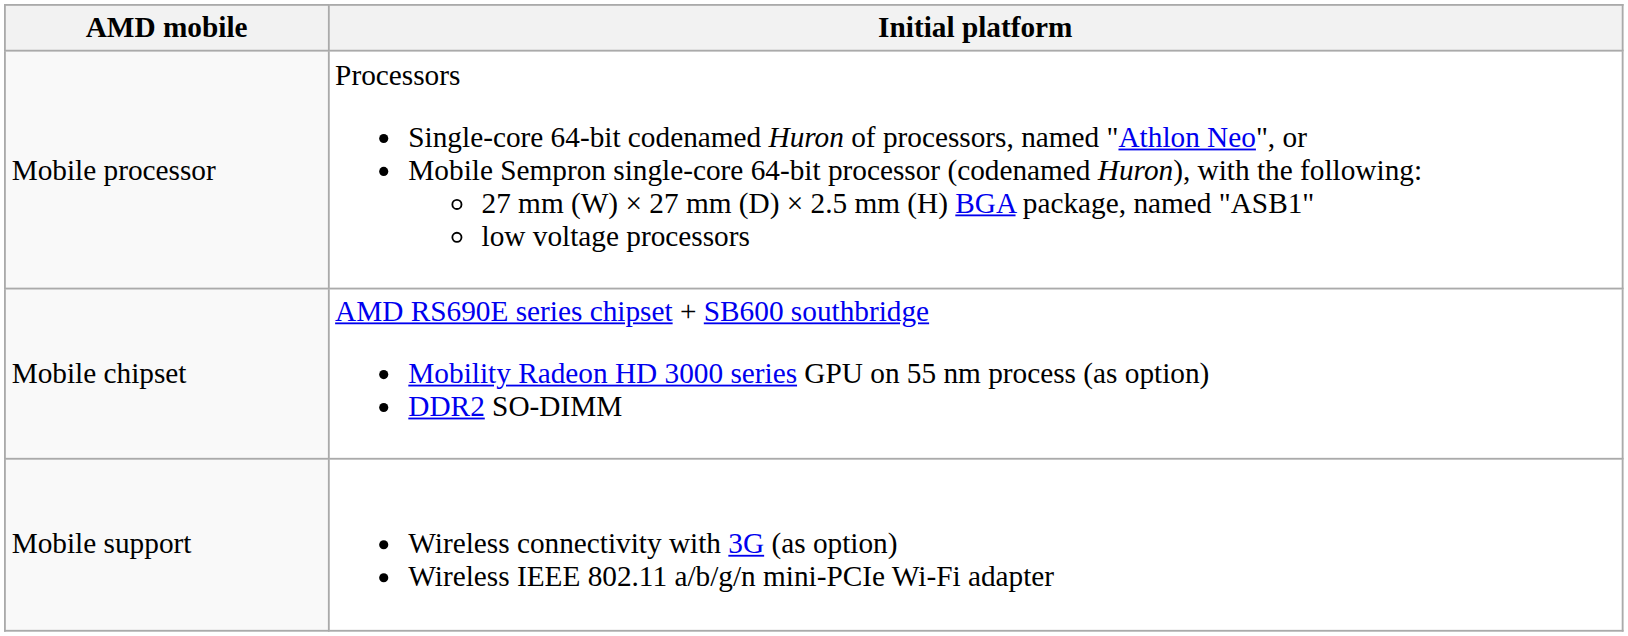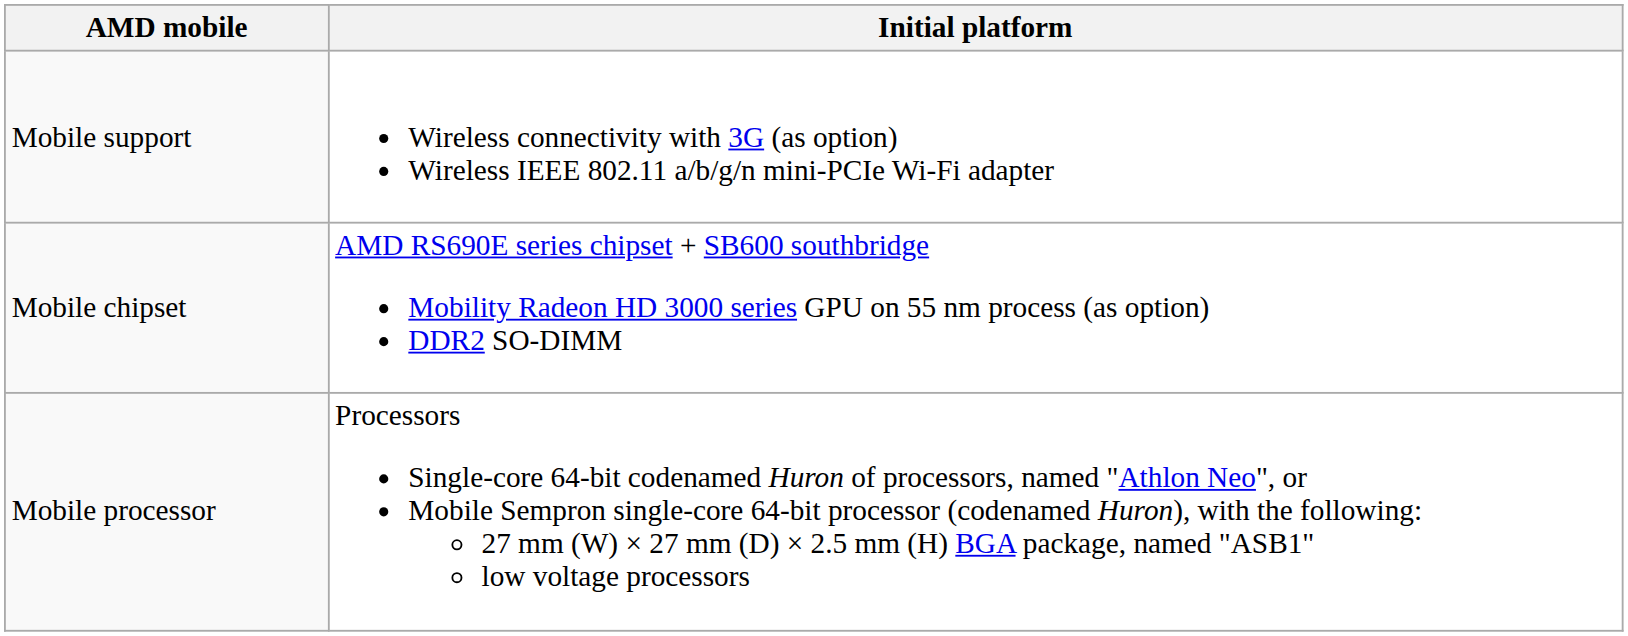rows swapped: (114, 169) <-> (102, 544)
